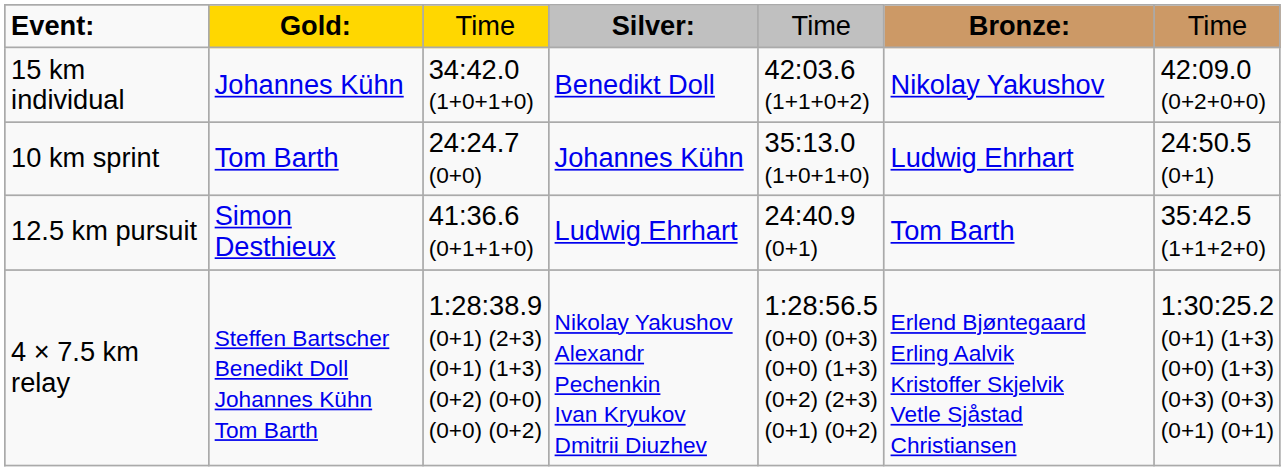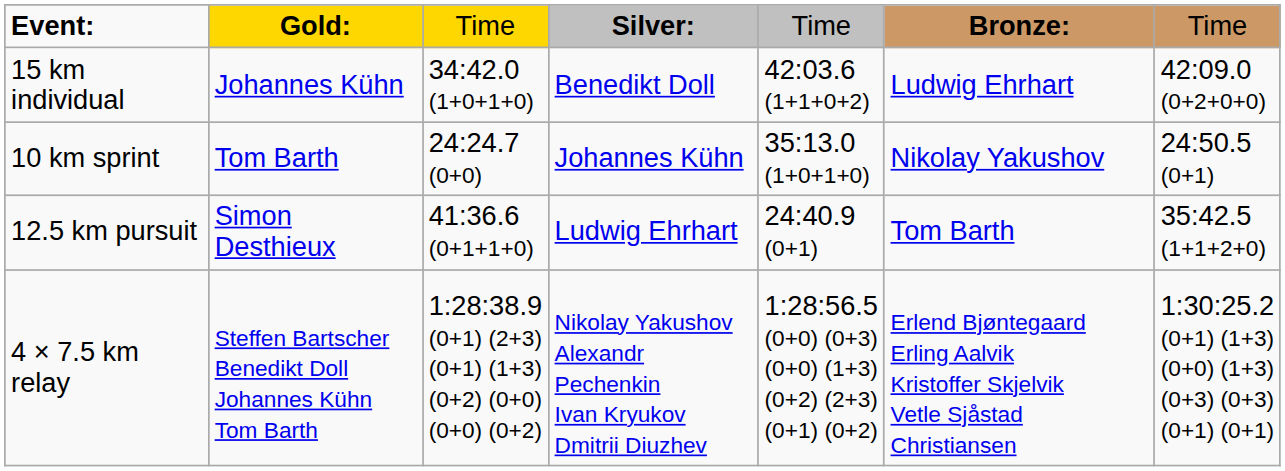(997, 84) Nikolay Yakushov -> (982, 84) Ludwig Ehrhart
(982, 158) Ludwig Ehrhart -> (997, 158) Nikolay Yakushov
